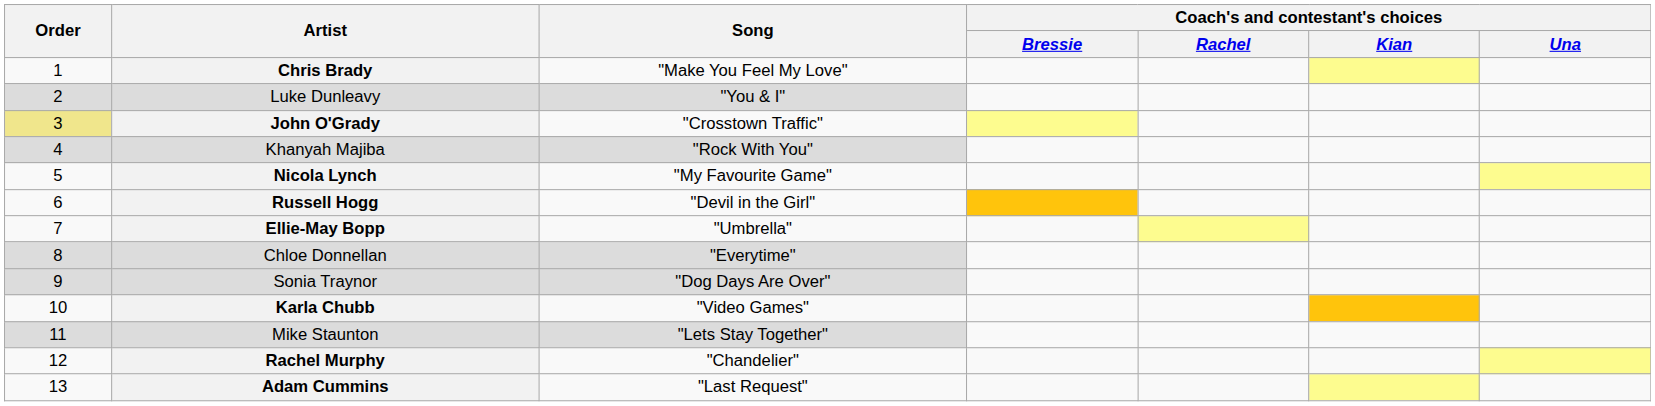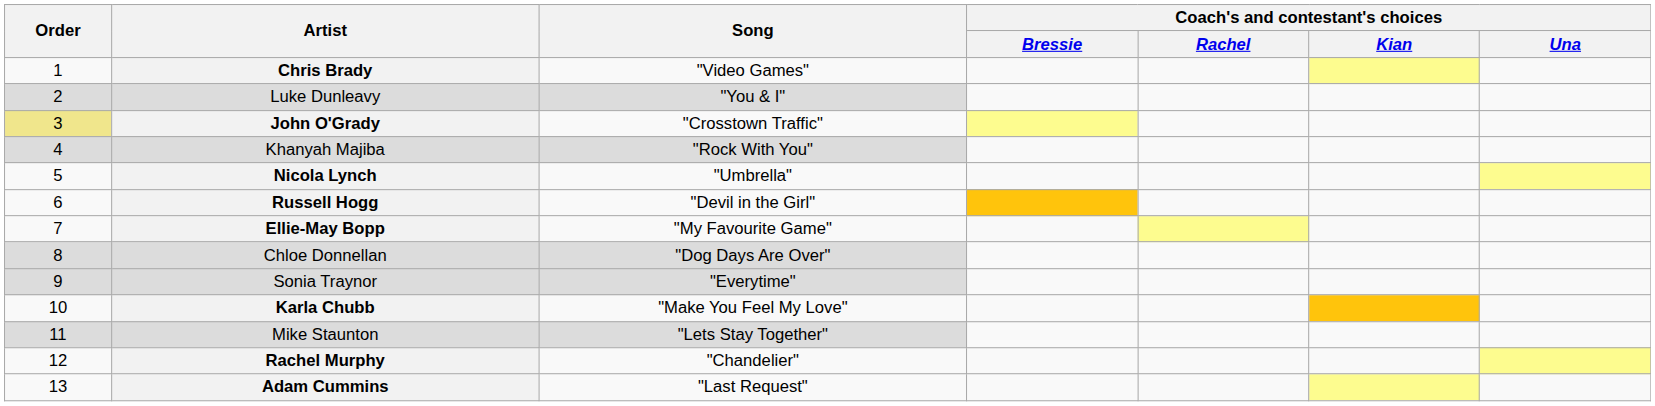(753, 70) "Make You Feel My Love" -> (753, 70) "Video Games"
(753, 176) "My Favourite Game" -> (753, 176) "Umbrella"
(753, 228) "Umbrella" -> (753, 228) "My Favourite Game"
(753, 255) "Everytime" -> (753, 255) "Dog Days Are Over"
(753, 281) "Dog Days Are Over" -> (753, 281) "Everytime"
(753, 307) "Video Games" -> (753, 307) "Make You Feel My Love"
